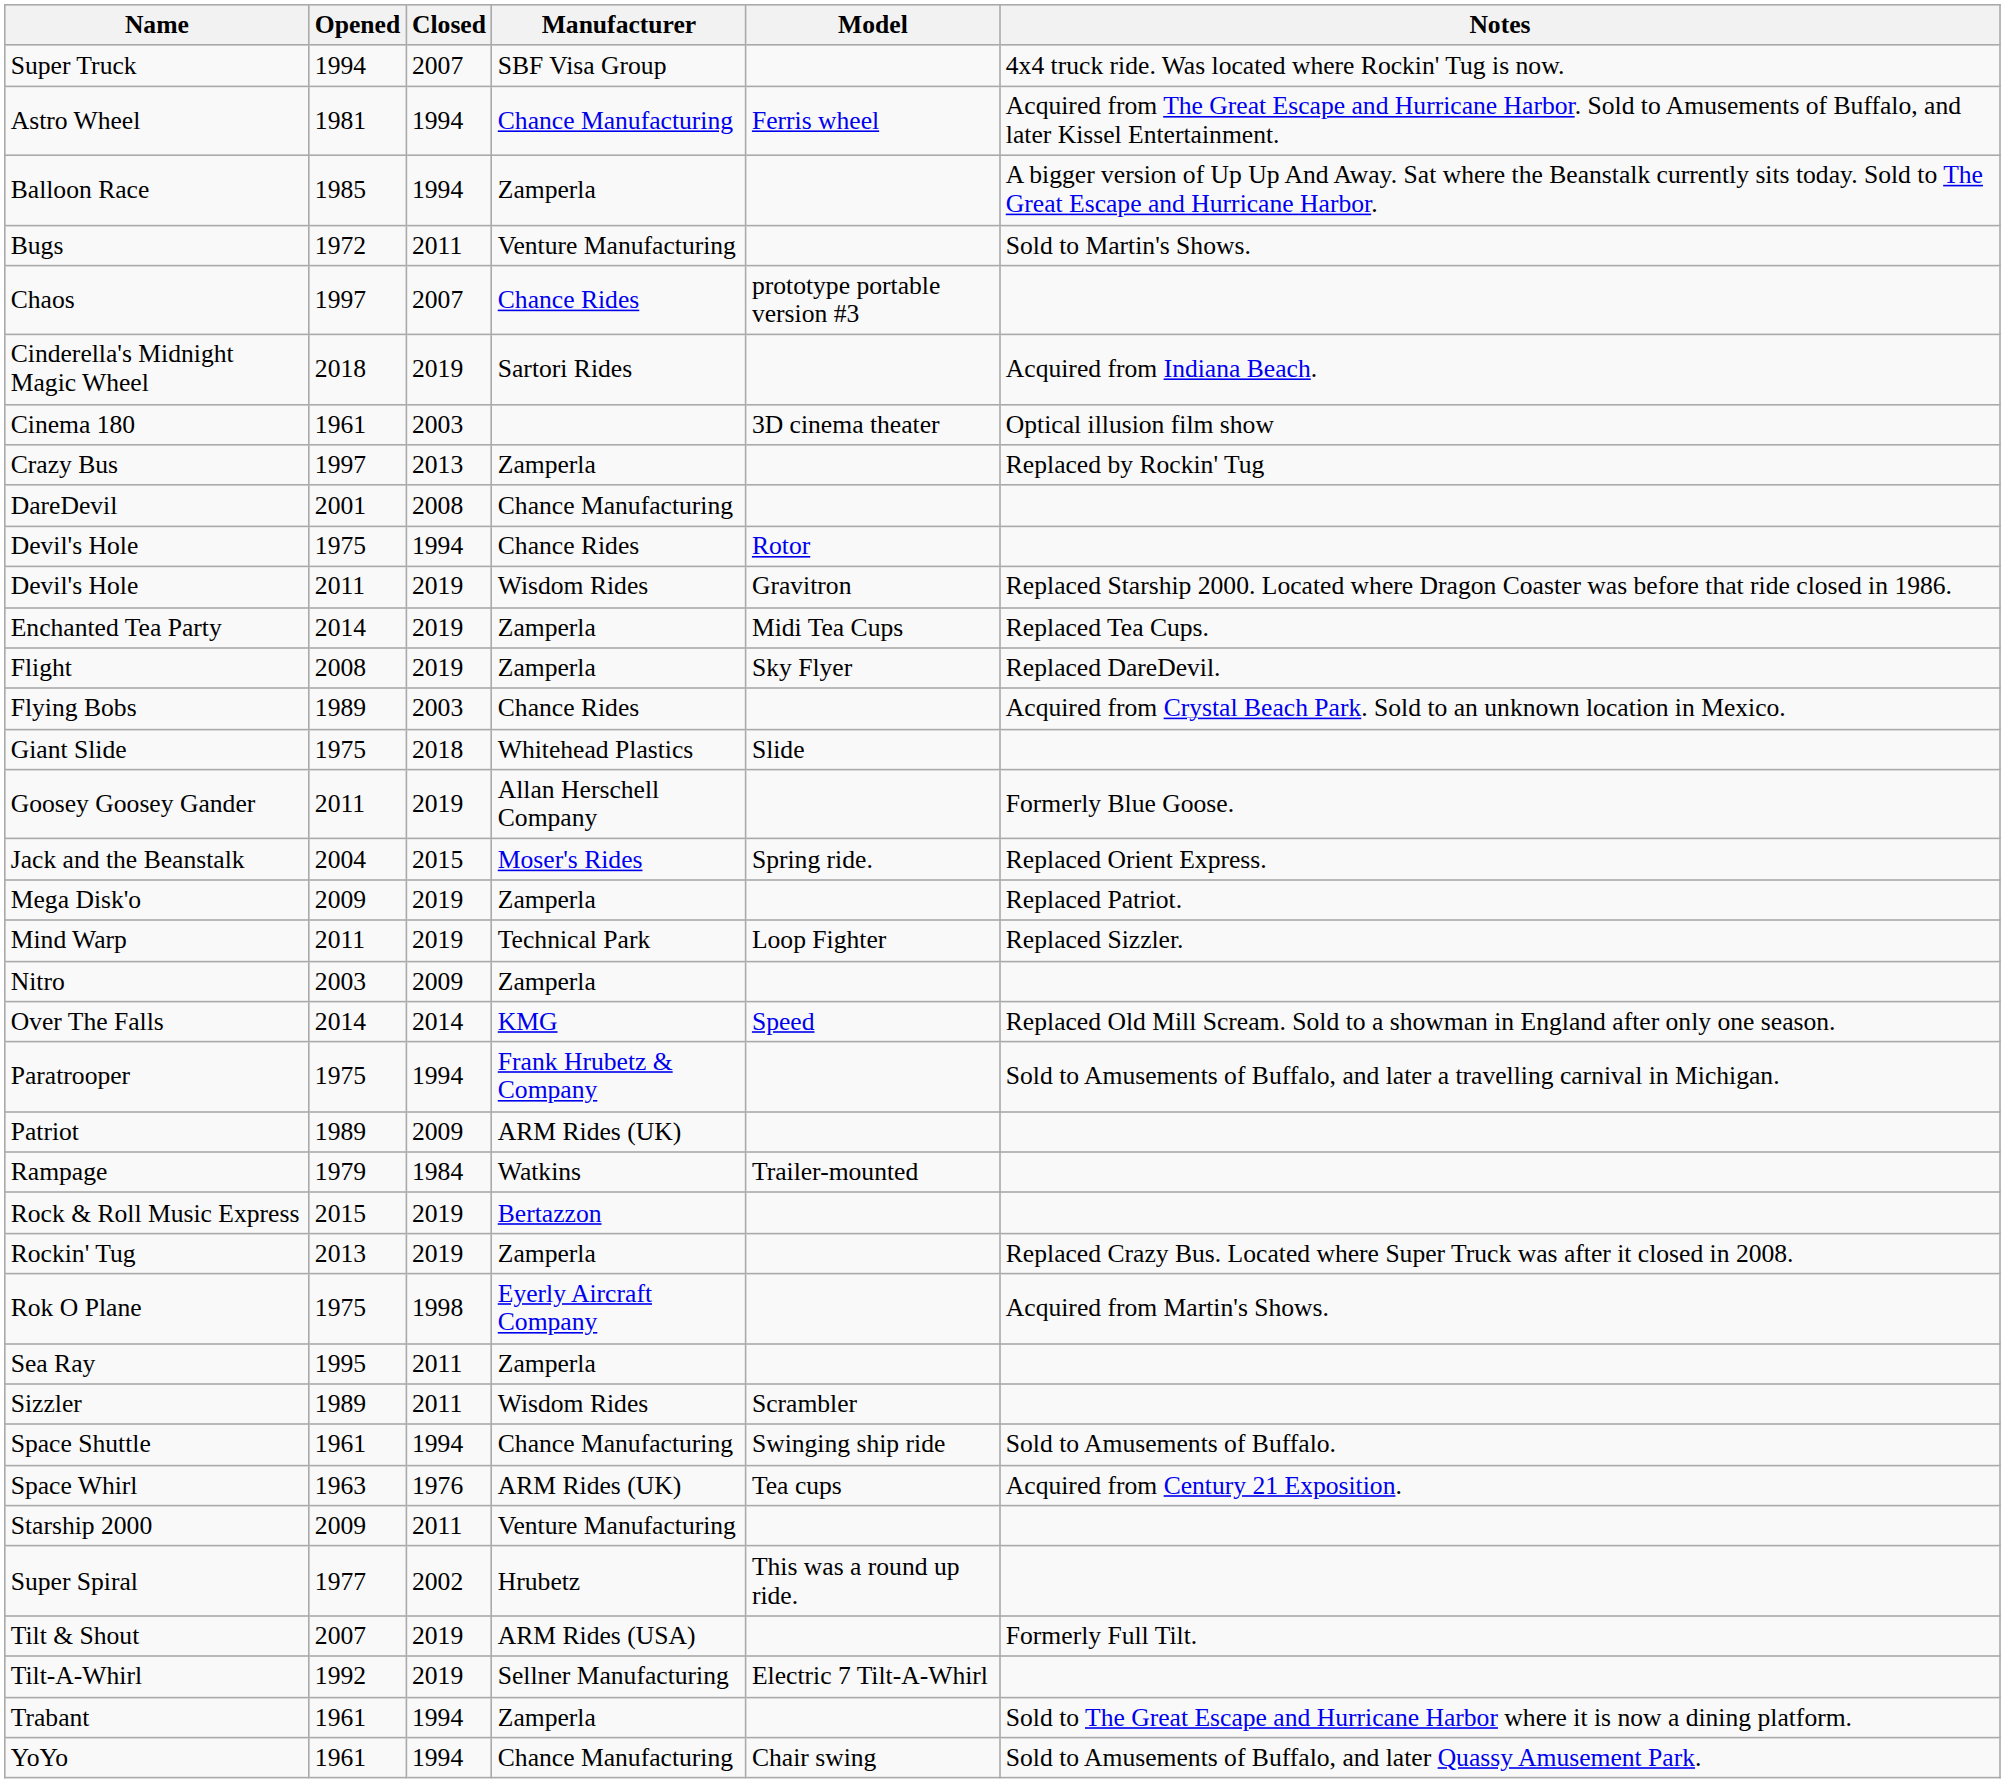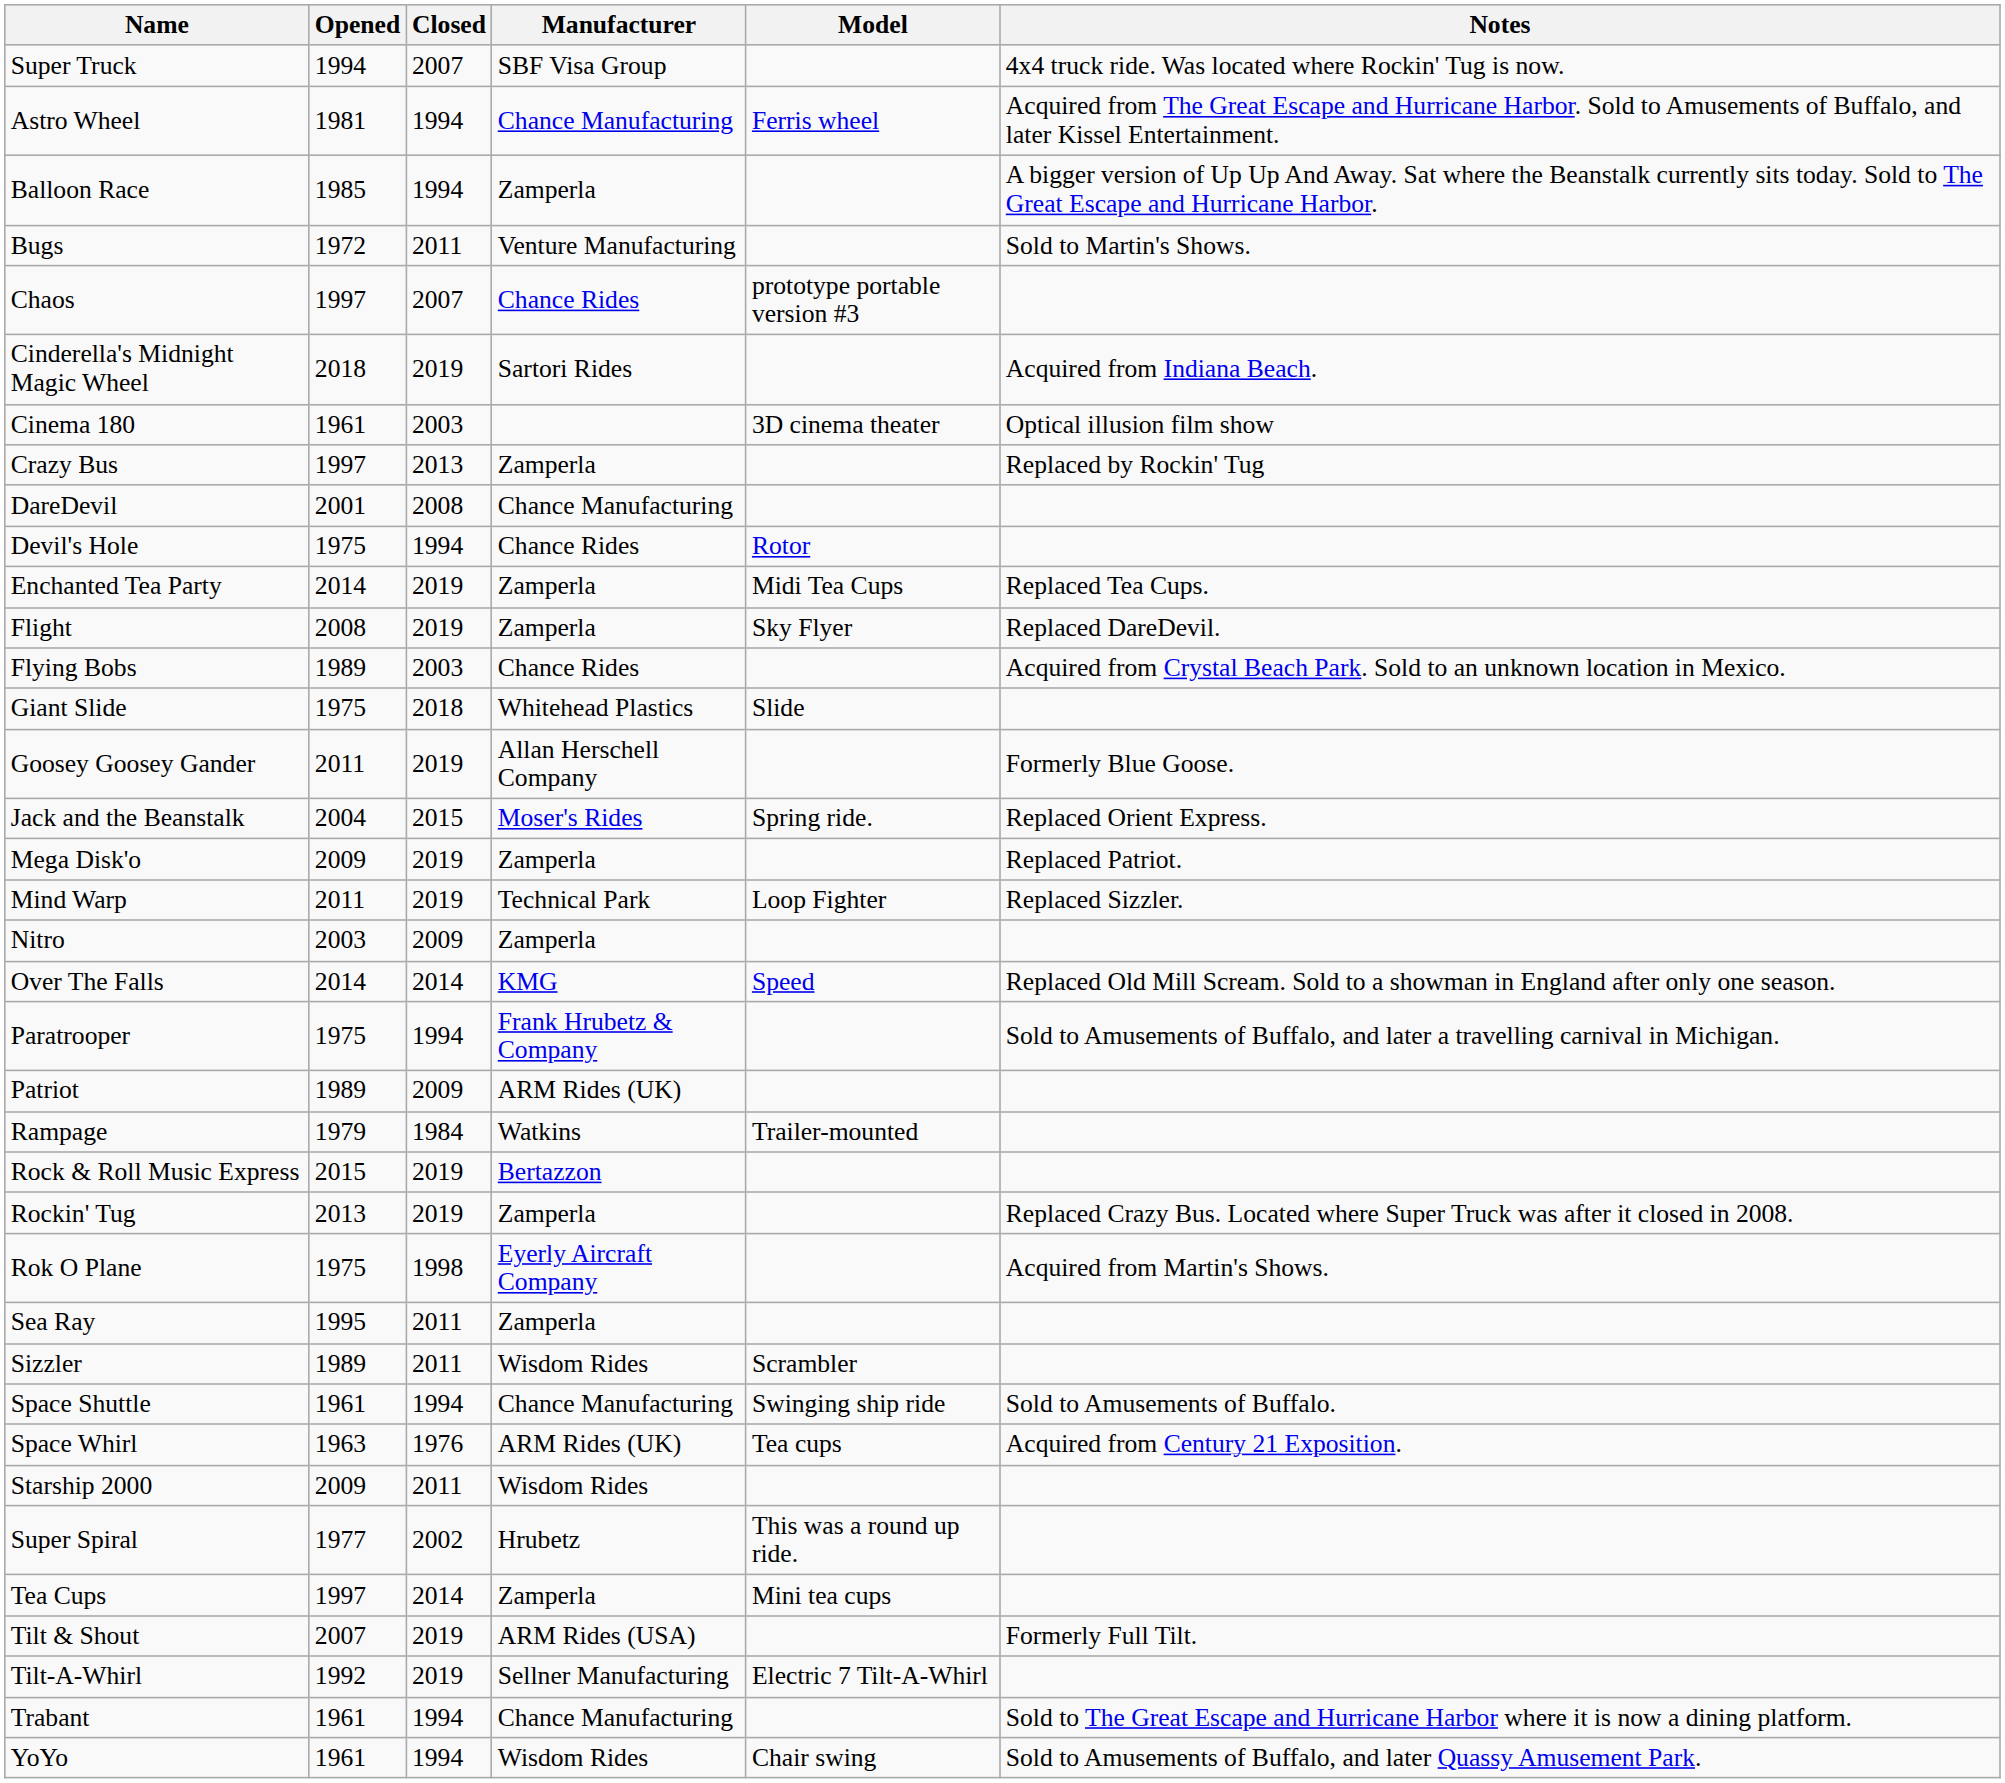- row: (75, 586)
(617, 1525) Venture Manufacturing -> (573, 1484) Wisdom Rides
+ row: (59, 1594)
(547, 1716) Zamperla -> (615, 1716) Chance Manufacturing
(615, 1757) Chance Manufacturing -> (573, 1757) Wisdom Rides
